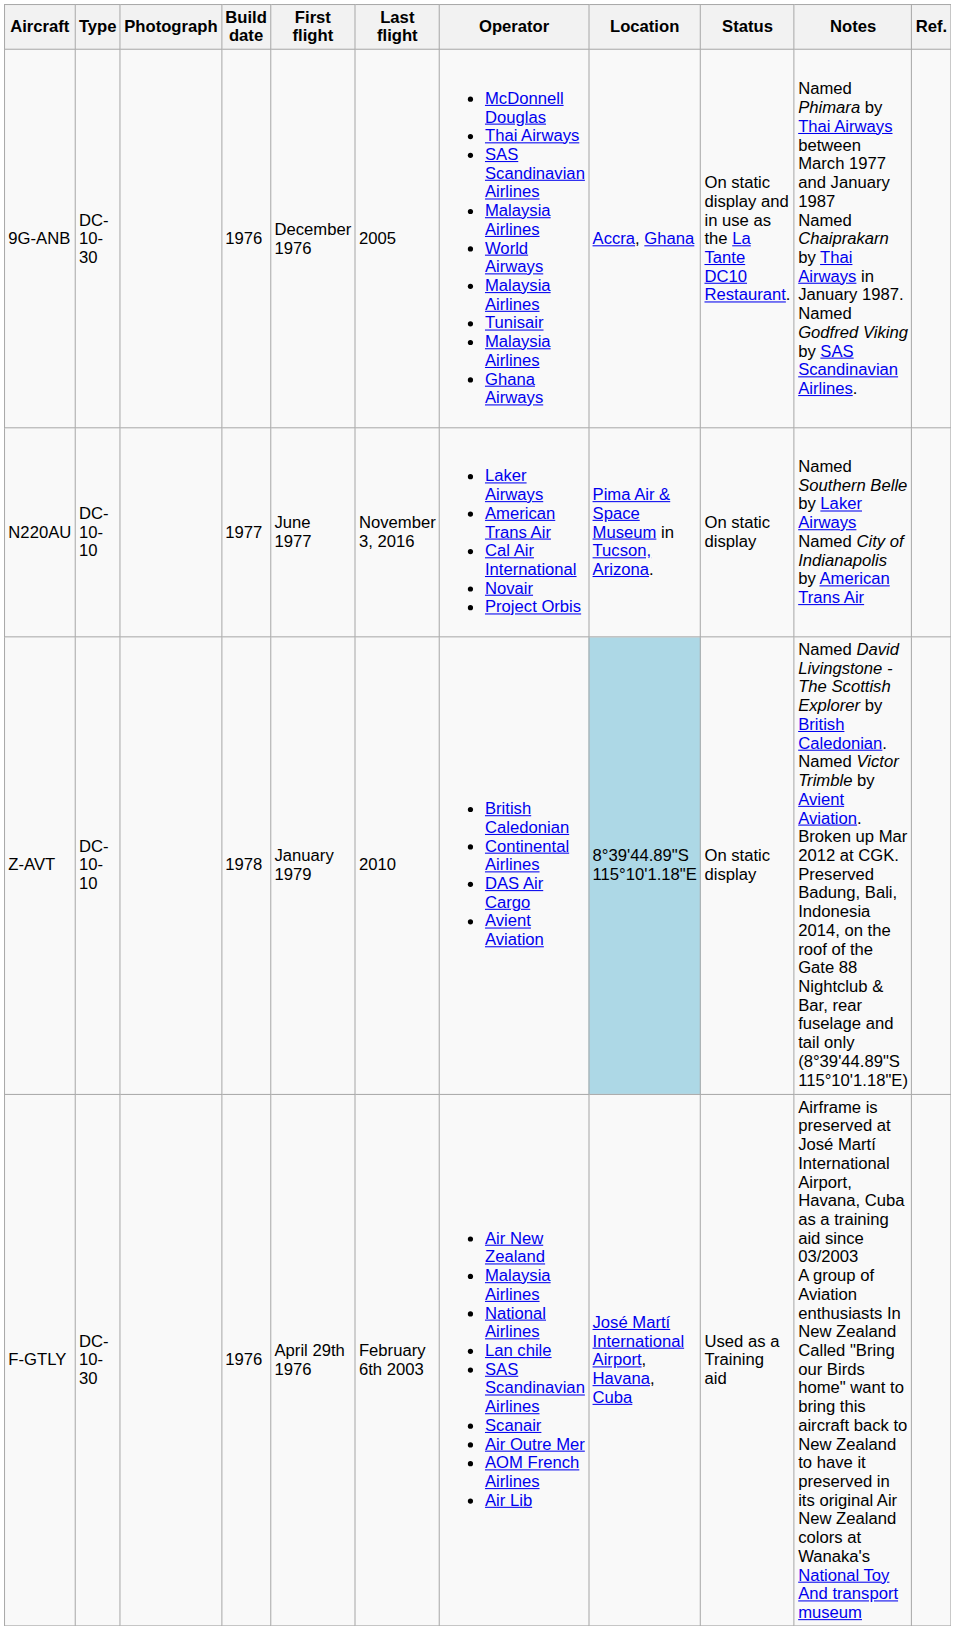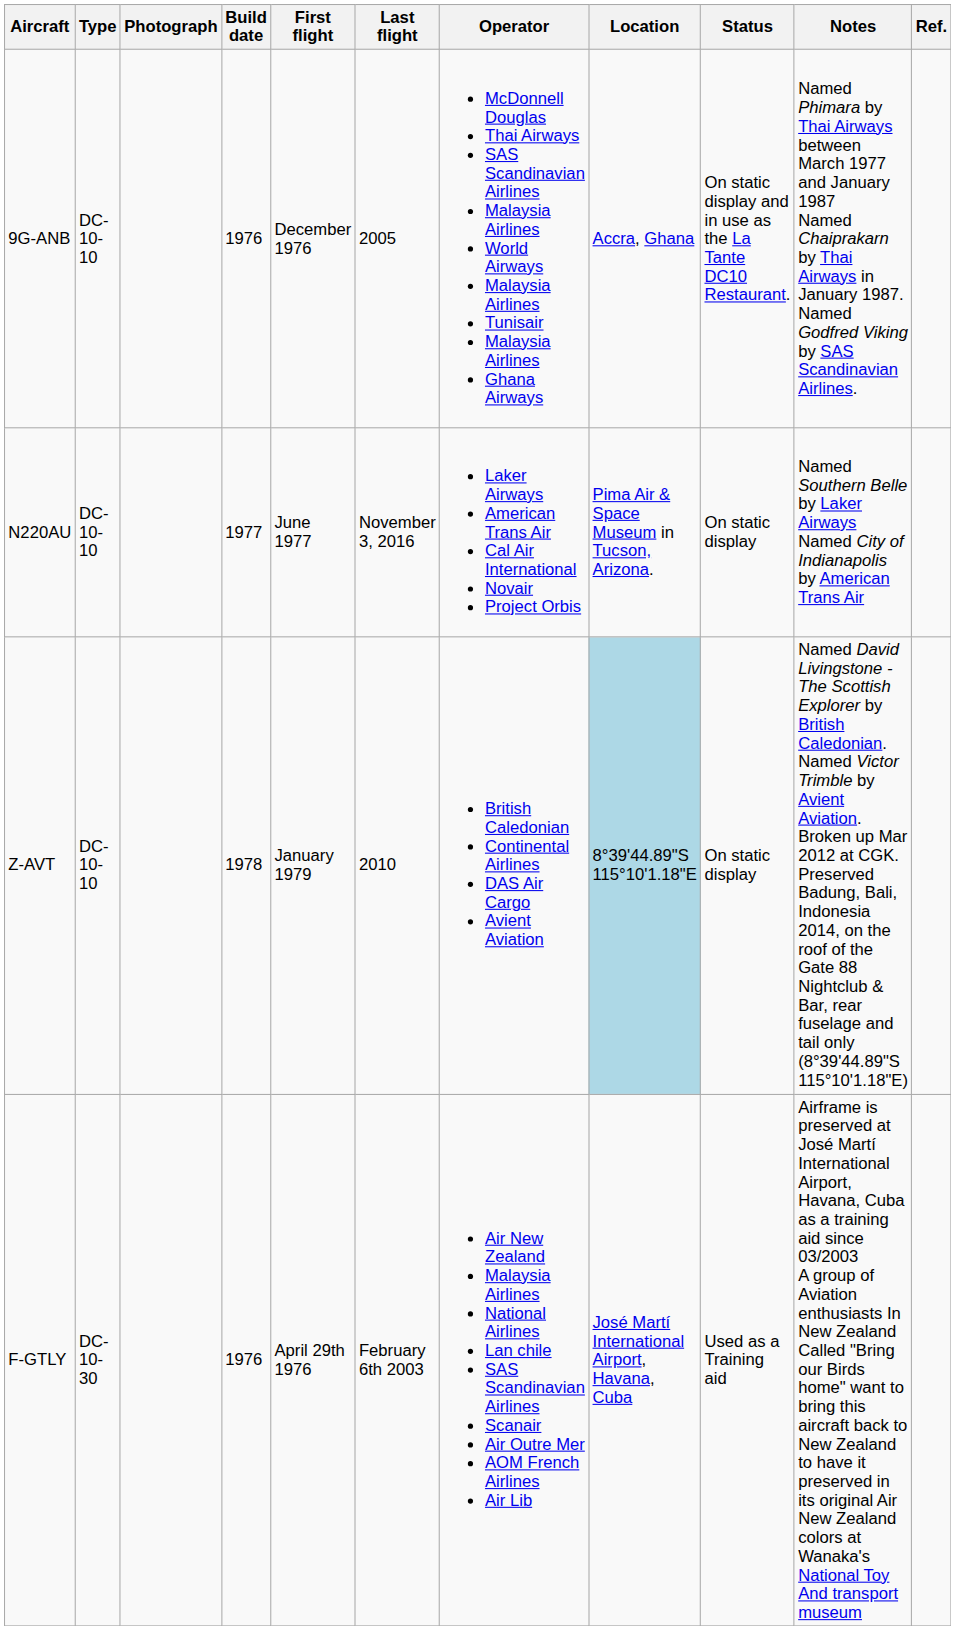(94, 238) DC-10-30 -> (94, 238) DC-10-10
